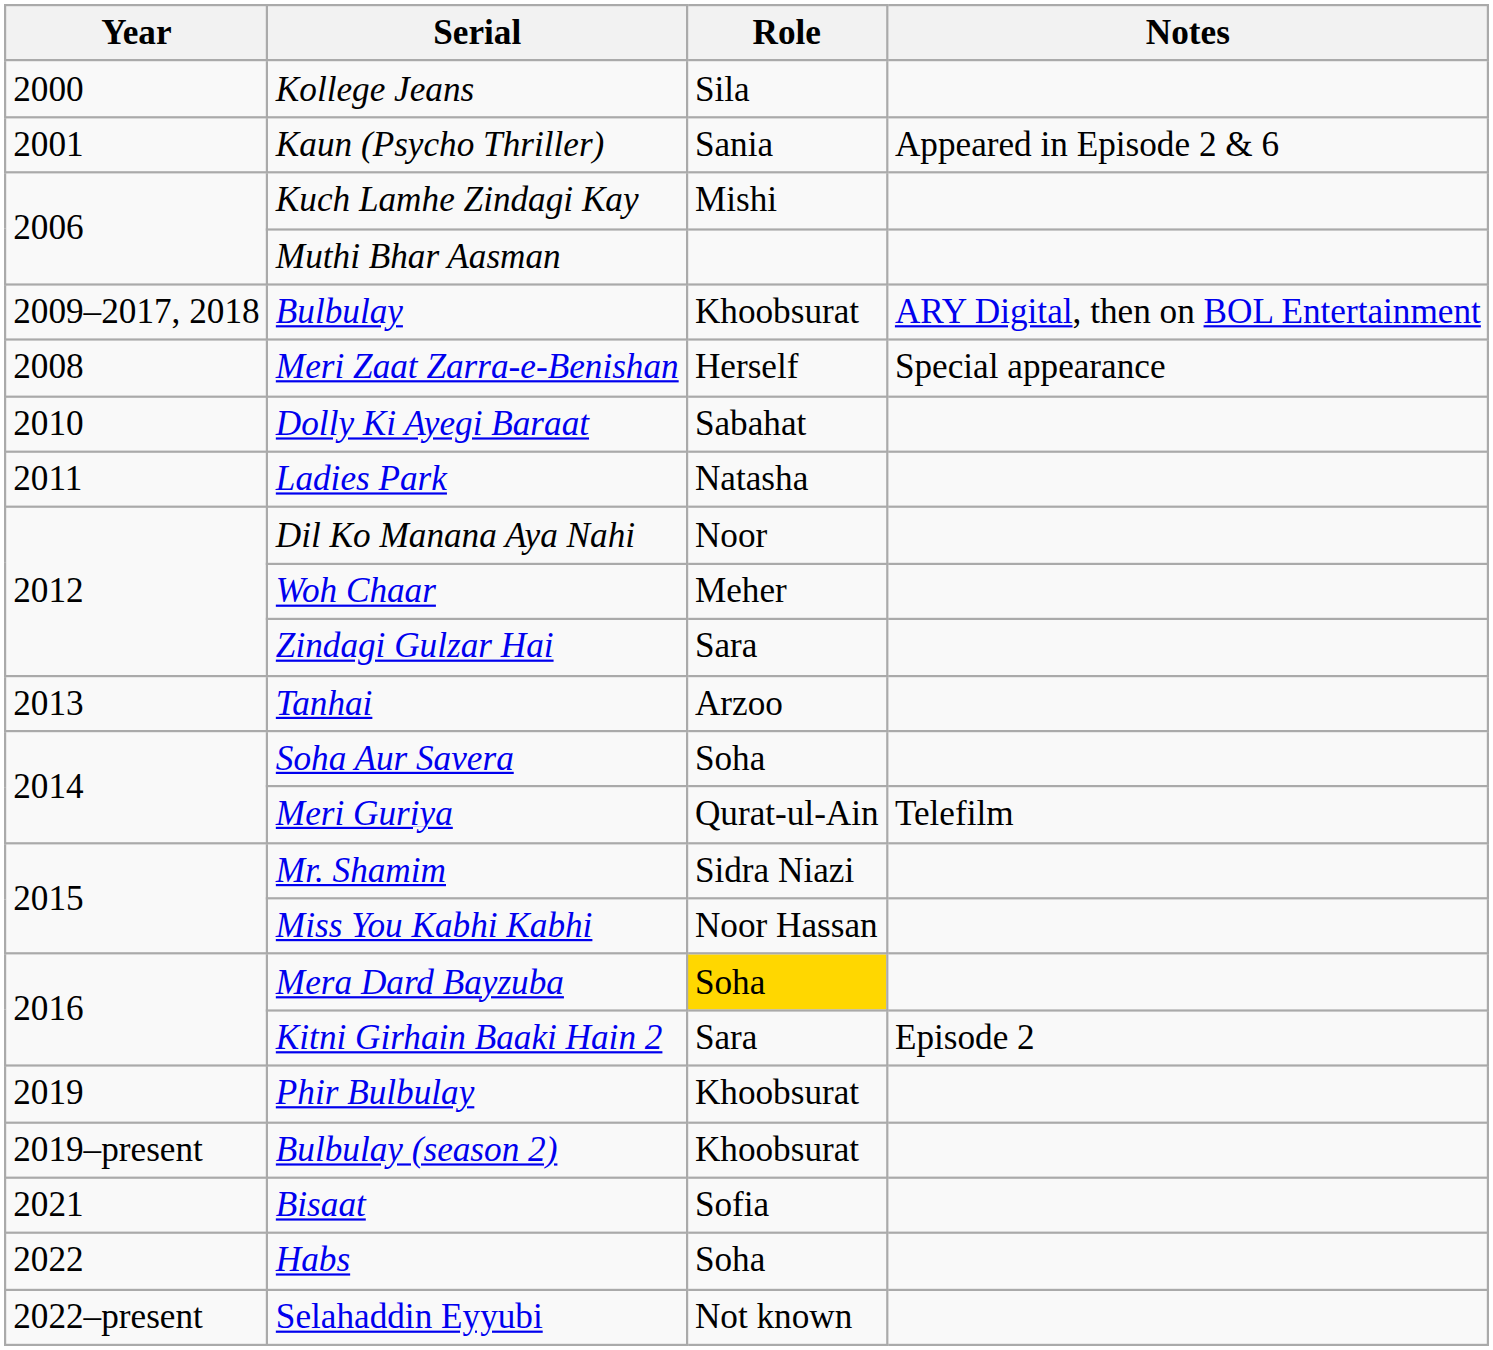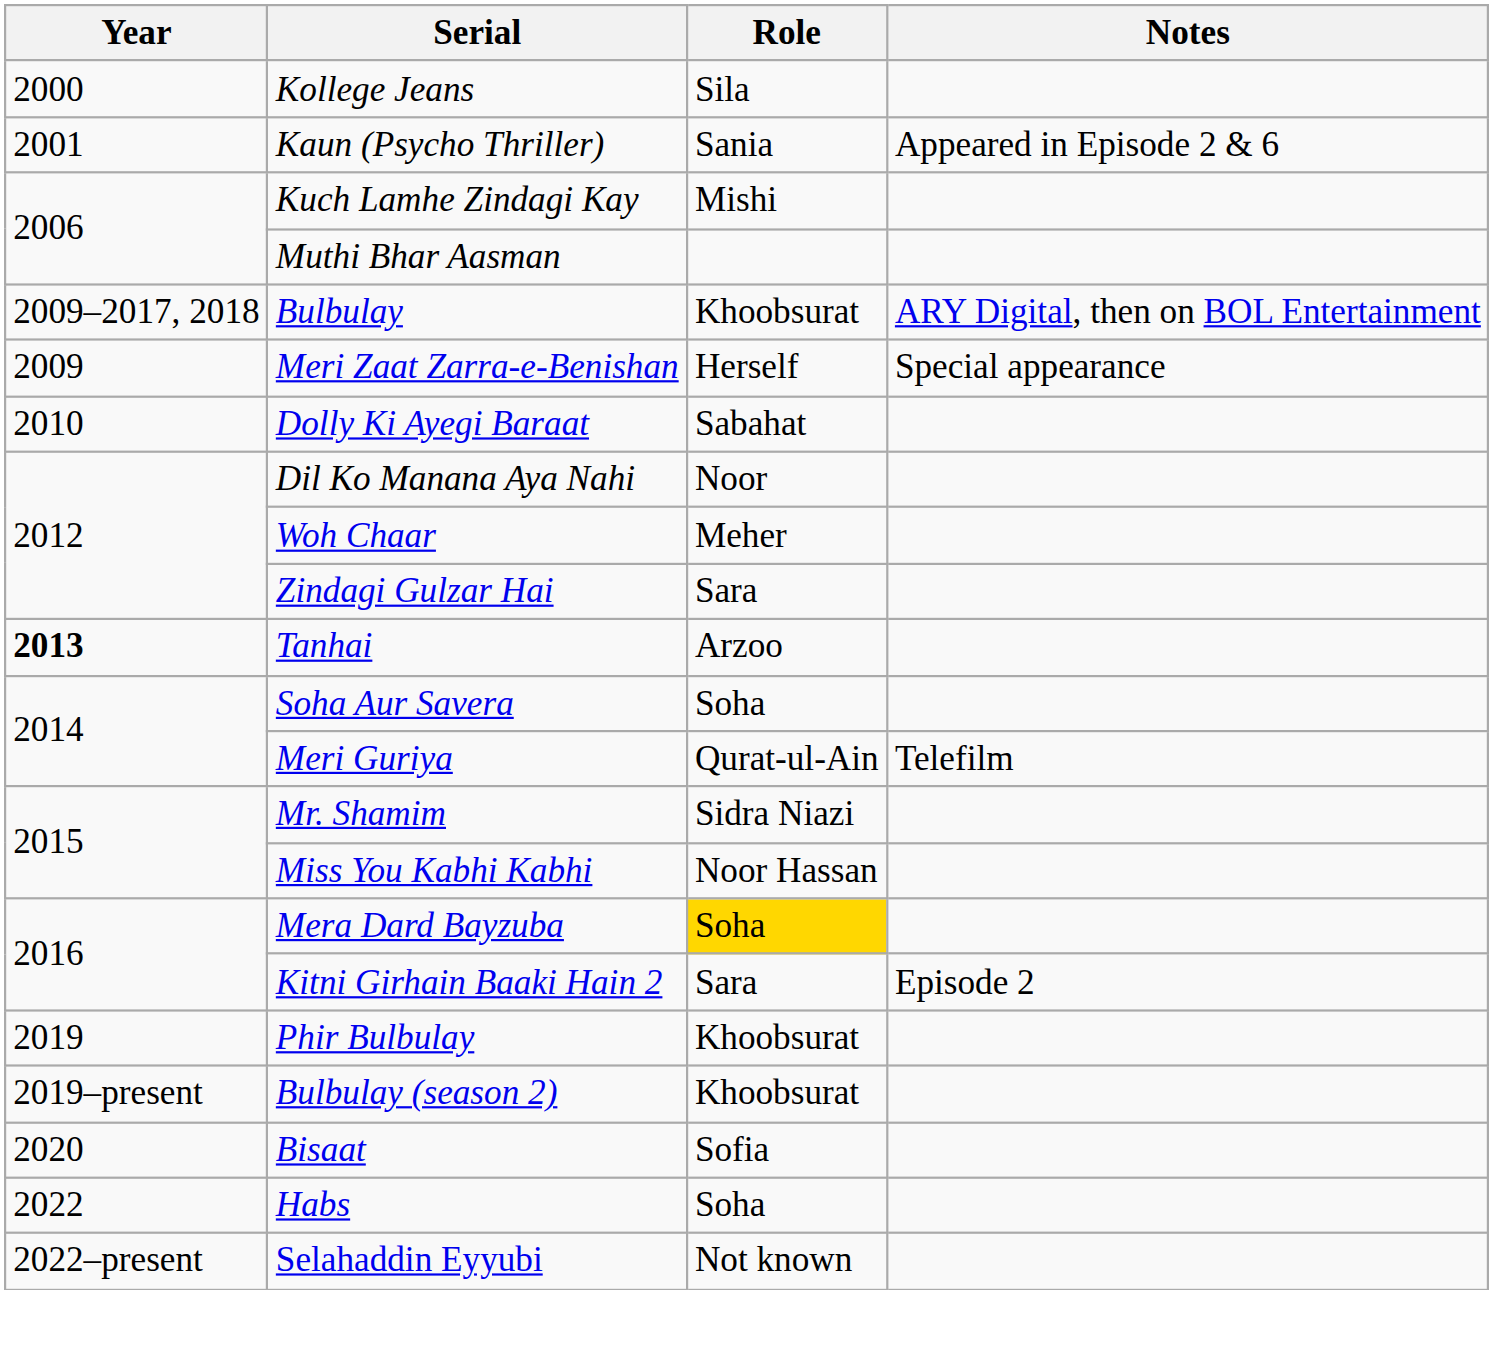(48, 367) 2008 -> (48, 367) 2009
- row: (361, 479)
(48, 702) normal -> (48, 646) bold
(48, 1204) 2021 -> (48, 1148) 2020
